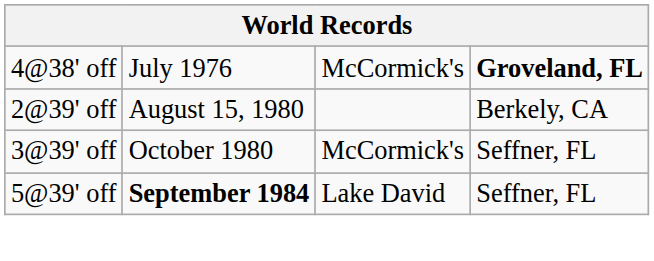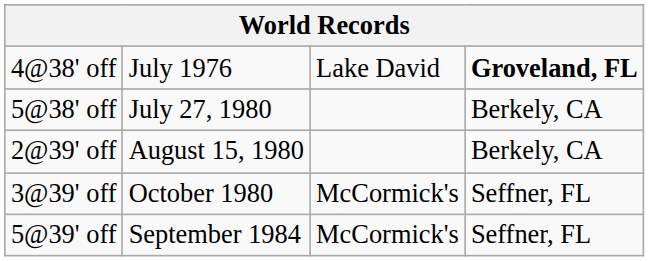(393, 67) McCormick's -> (378, 67) Lake David
+ row: (64, 109)
(219, 192) bold -> (215, 234) normal
(383, 192) Lake David -> (387, 234) McCormick's
